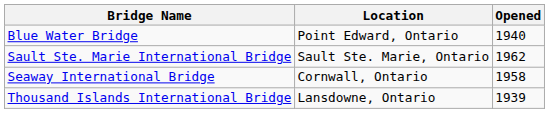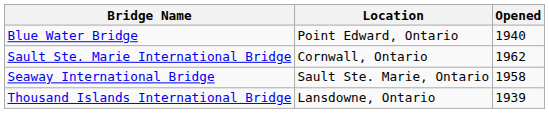(393, 56) Sault Ste. Marie, Ontario -> (363, 56) Cornwall, Ontario
(363, 77) Cornwall, Ontario -> (393, 77) Sault Ste. Marie, Ontario
